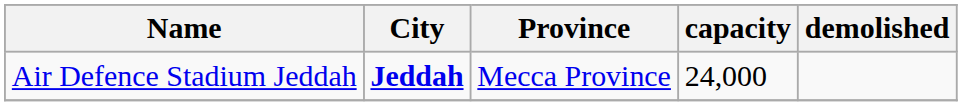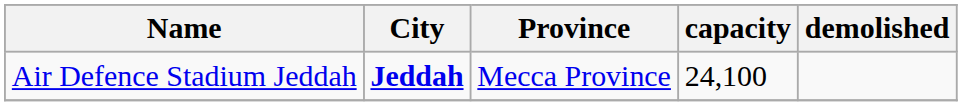(726, 75) 24,000 -> (726, 75) 24,100
